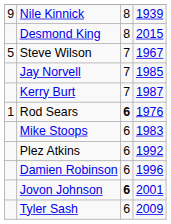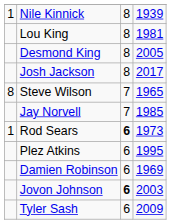(11, 14) 9 -> (11, 14) 1
+ row: (44, 33)
(150, 33) 2015 -> (150, 53) 2005
+ row: (57, 72)
(11, 53) 5 -> (11, 92) 8
(150, 53) 1967 -> (150, 92) 1965
- row: (47, 92)
(150, 111) 1976 -> (150, 131) 1973
- row: (54, 131)
(150, 151) 1992 -> (150, 151) 1995
(150, 170) 1996 -> (150, 170) 1969
(150, 190) 2001 -> (150, 190) 2003
